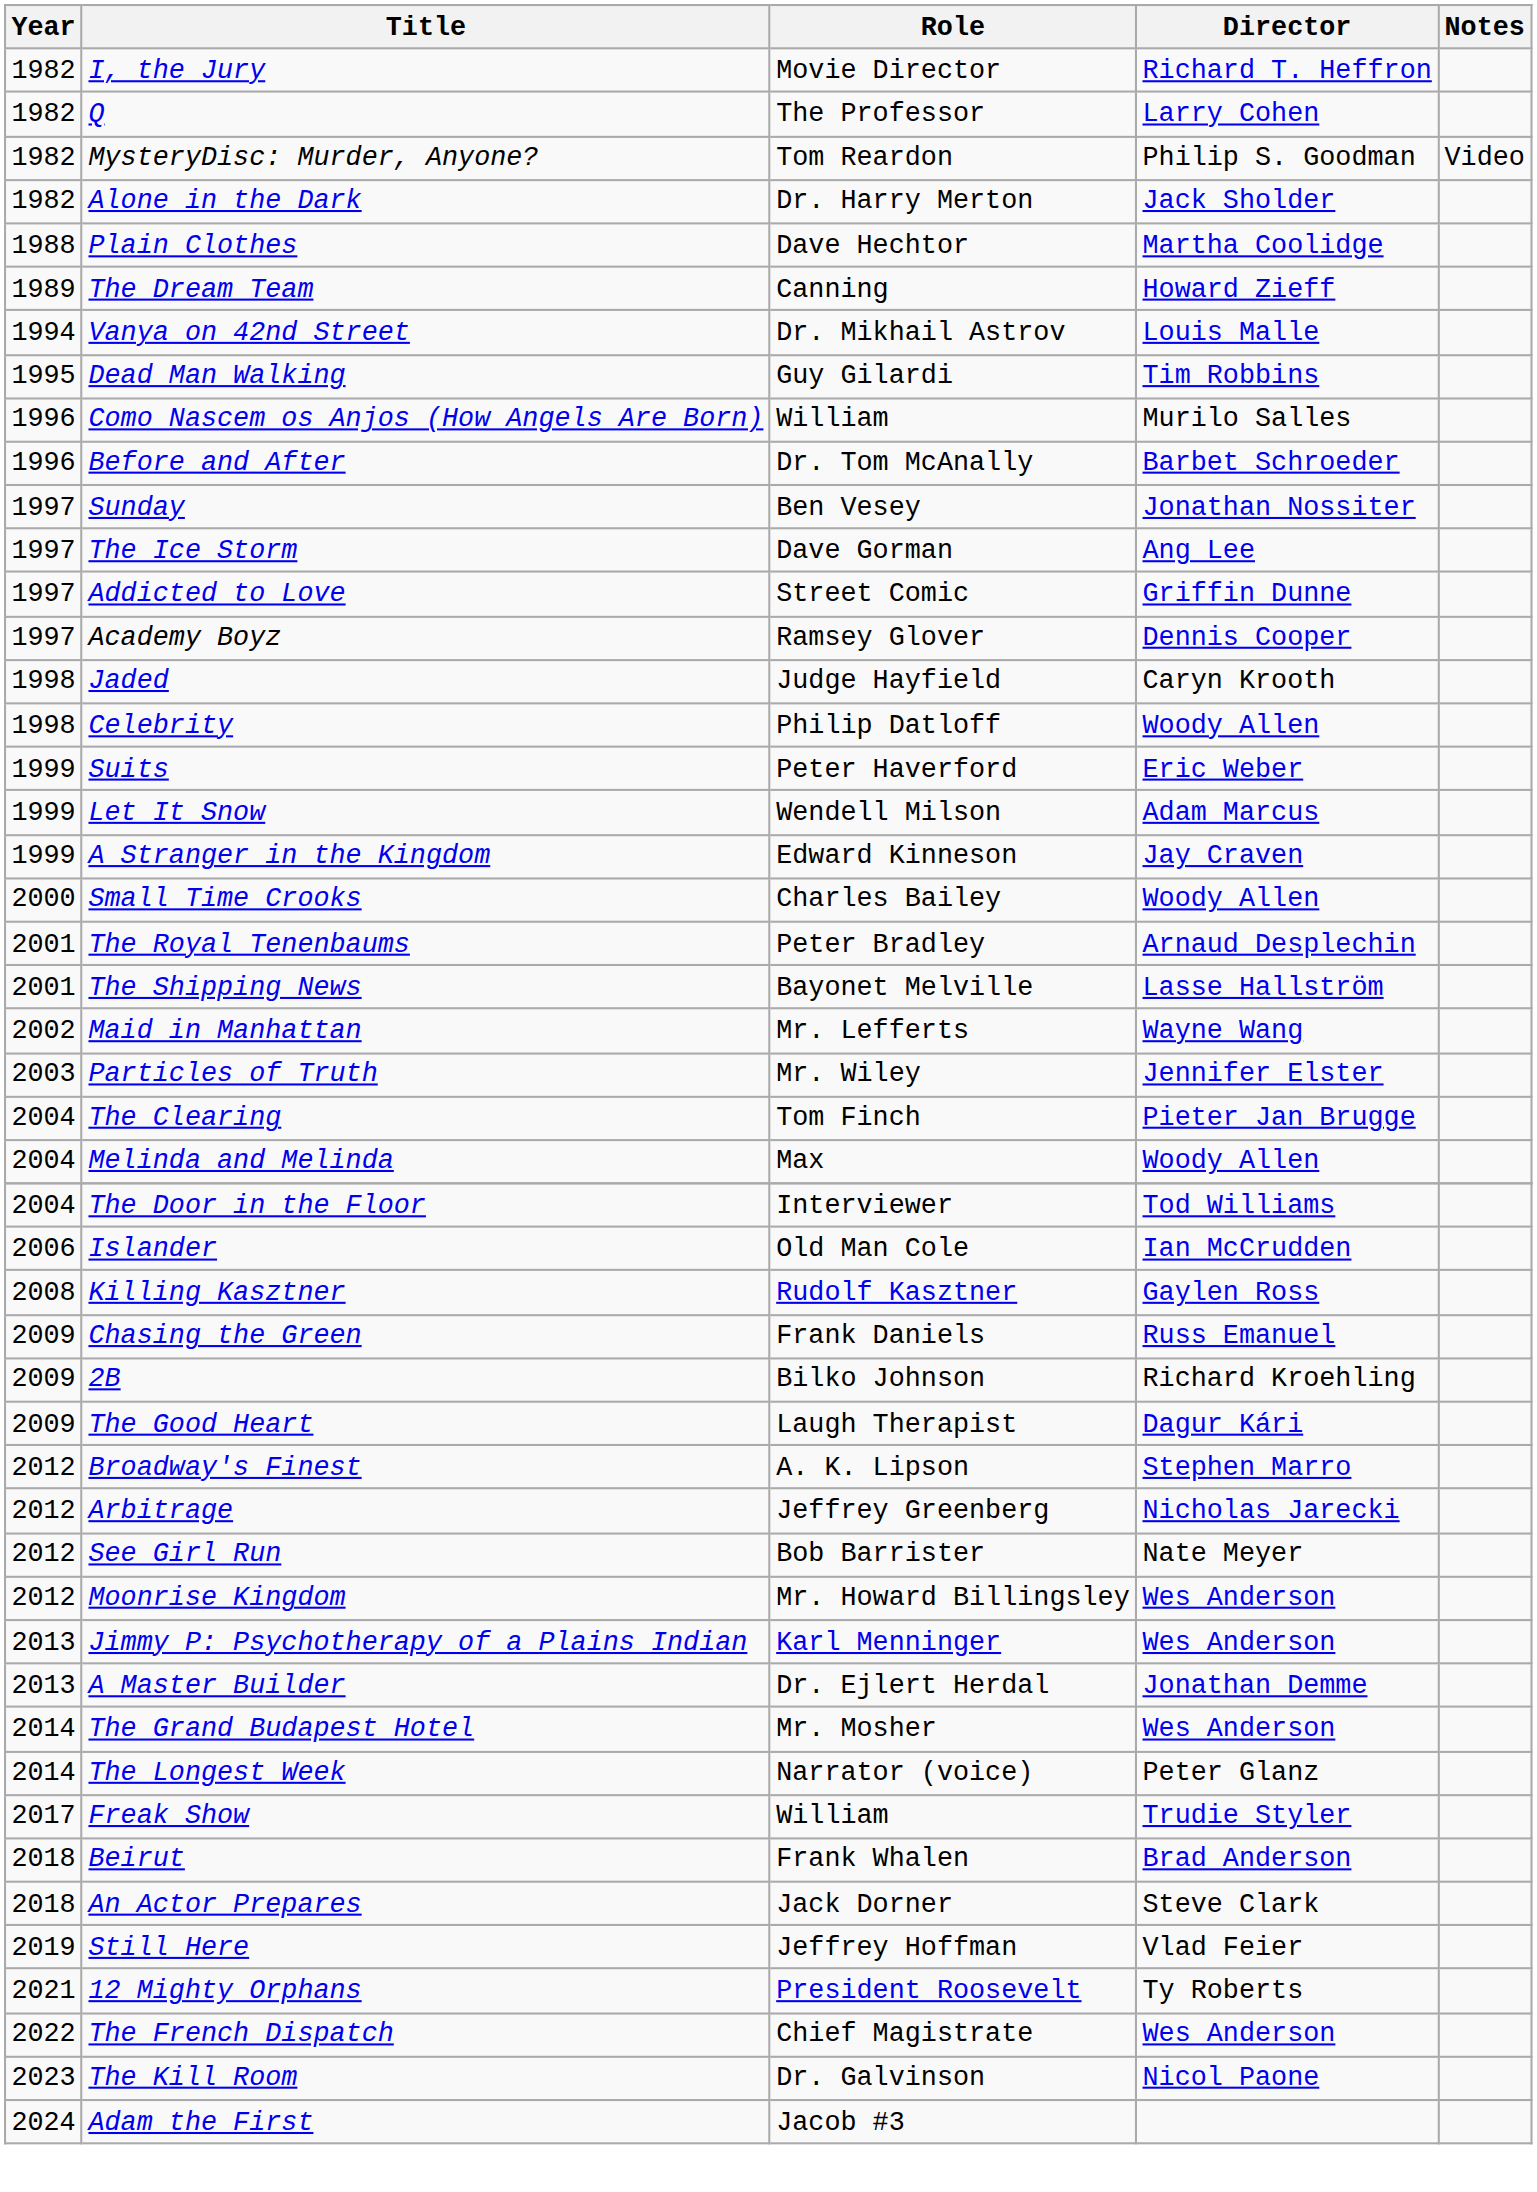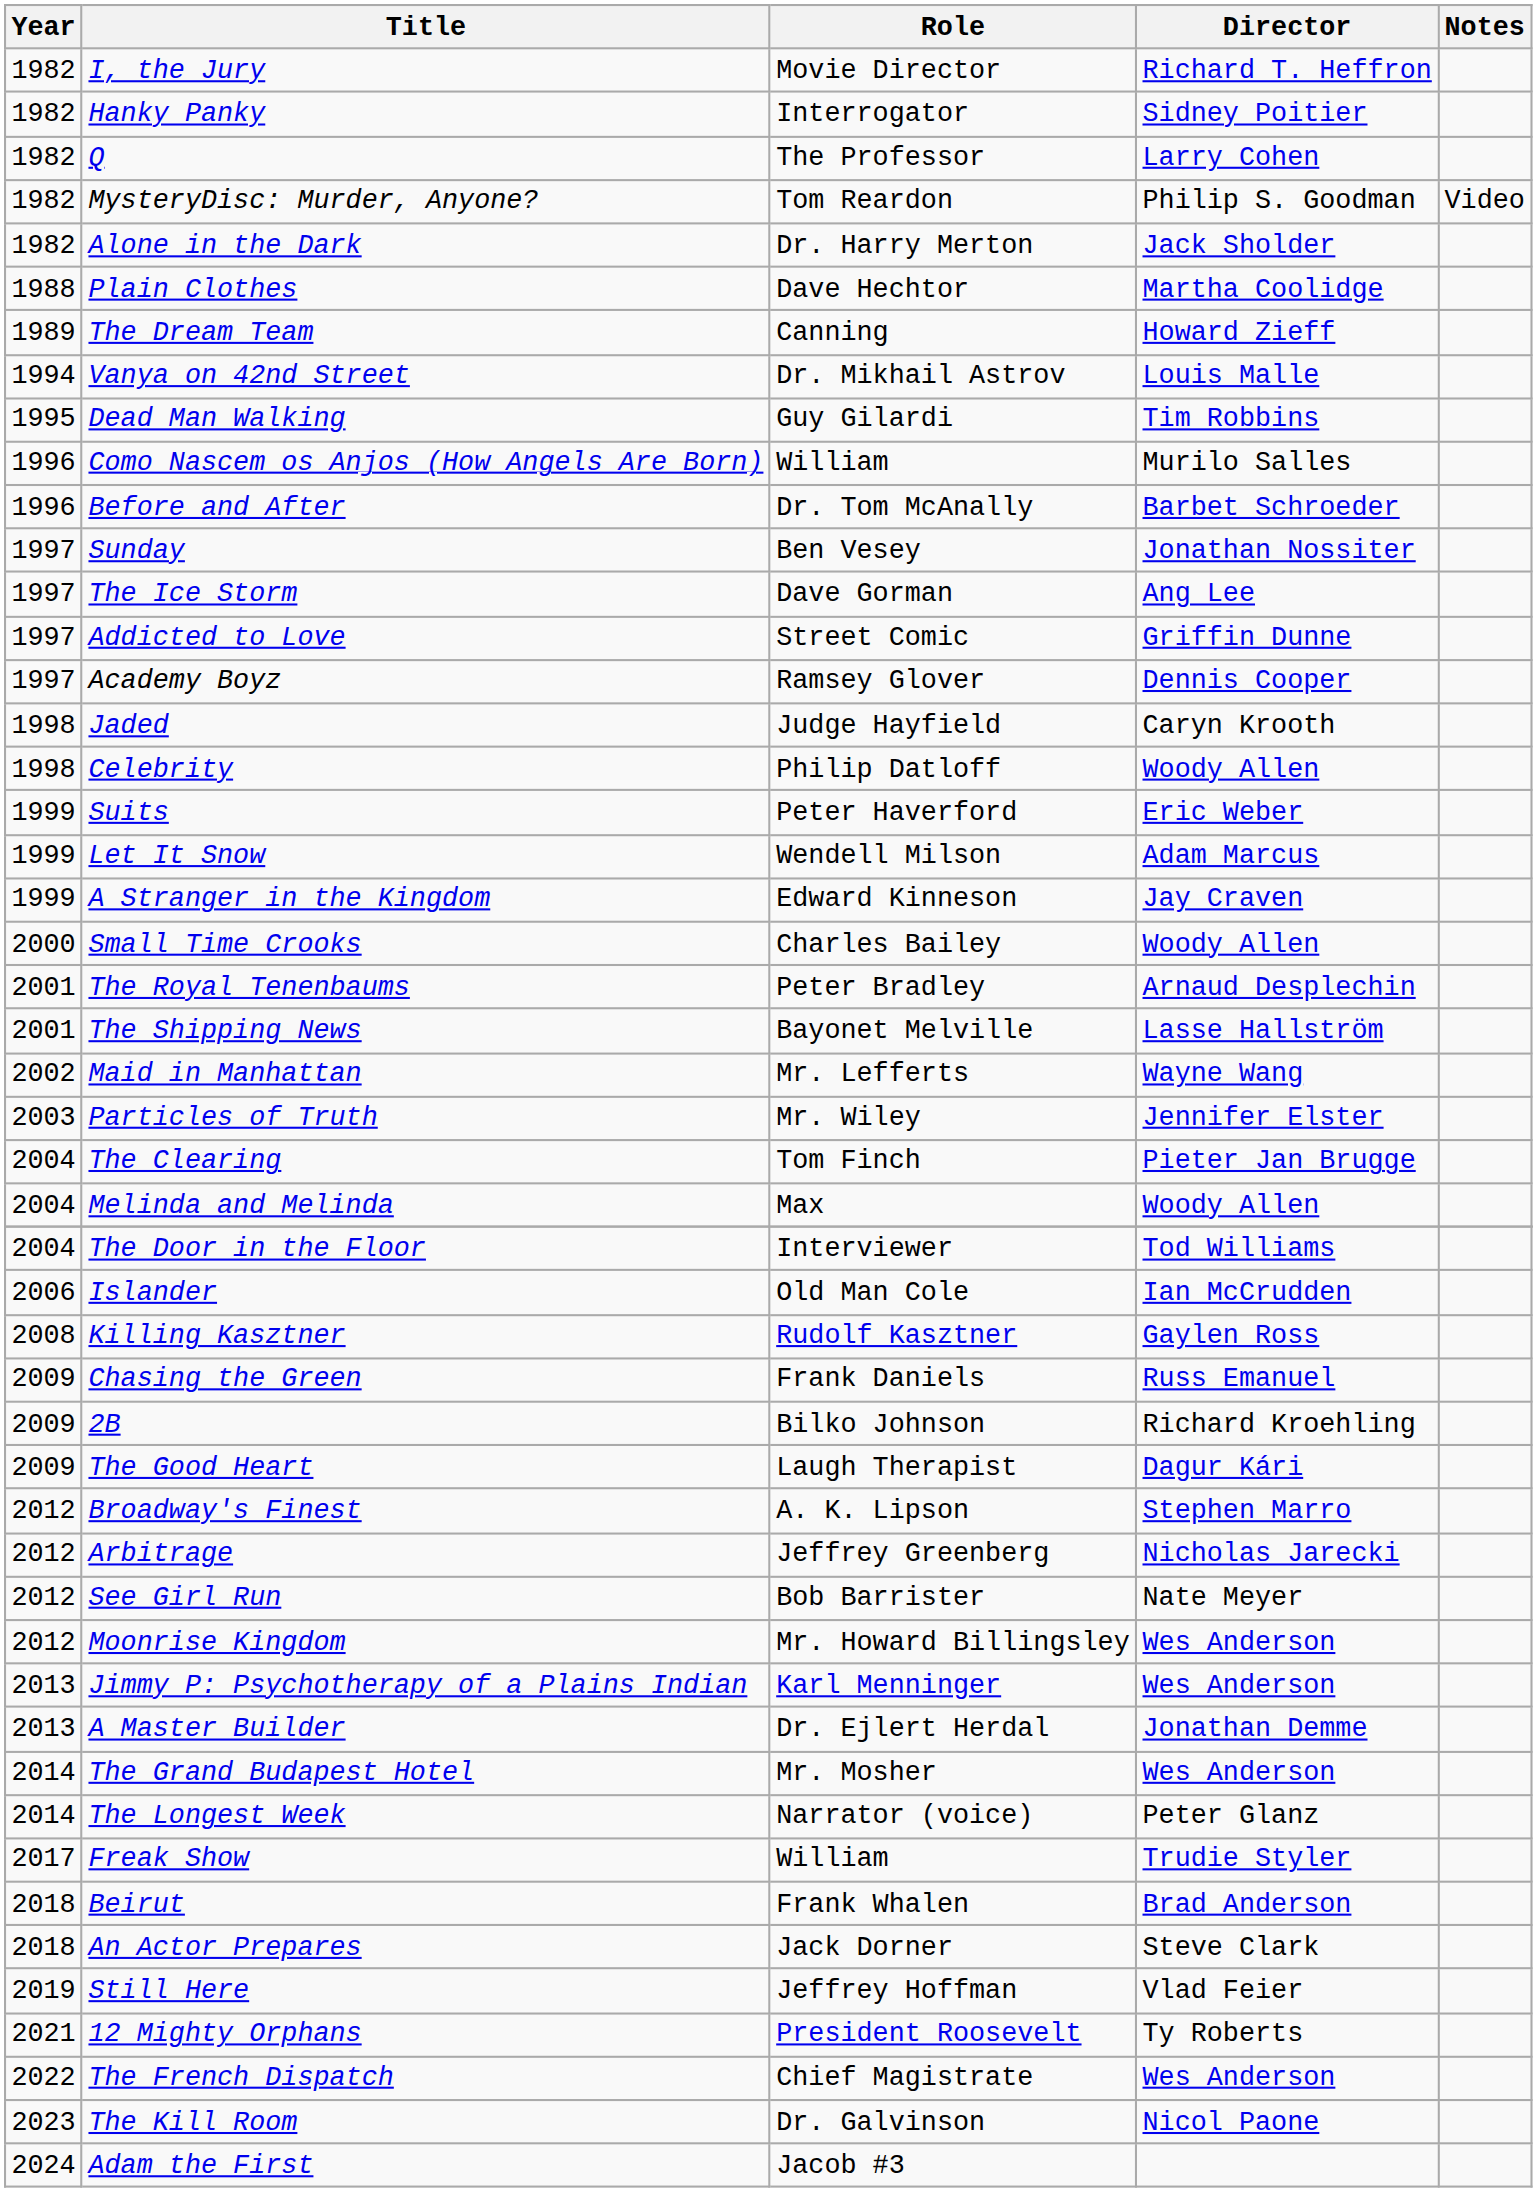+ row: (177, 114)
